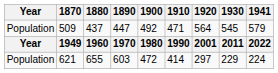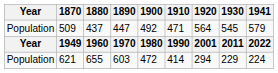(203, 60) 297 -> (203, 60) 294
